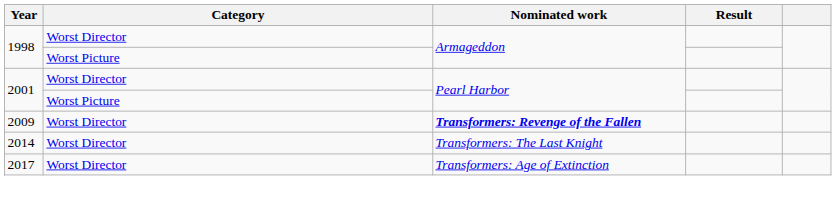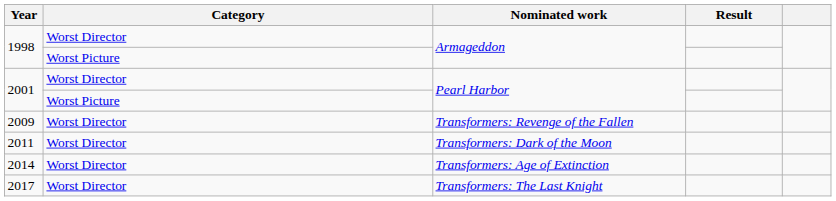(538, 121) bold -> (534, 121) normal
+ row: (21, 143)
(519, 143) Transformers: The Last Knight -> (522, 164) Transformers: Age of Extinction
(522, 164) Transformers: Age of Extinction -> (519, 185) Transformers: The Last Knight
